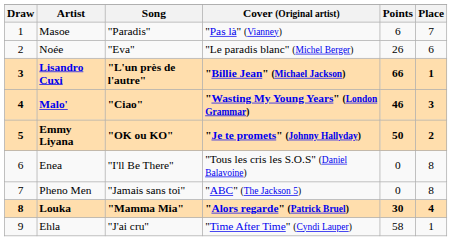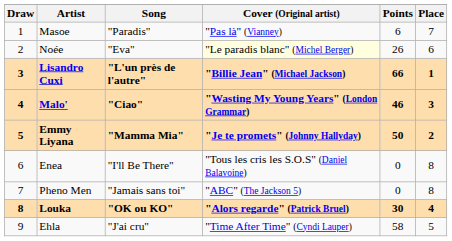(279, 49) no background -> (279, 49) lightyellow background
(141, 135) "OK ou KO" -> (146, 135) "Mamma Mia"
(146, 208) "Mamma Mia" -> (141, 208) "OK ou KO"
(431, 226) 1 -> (431, 226) 5
